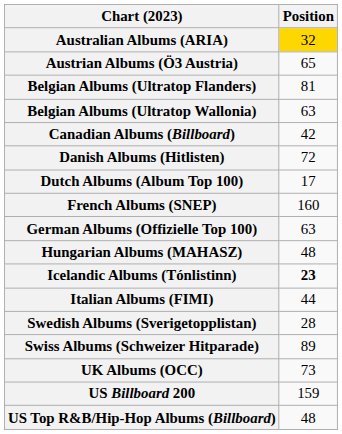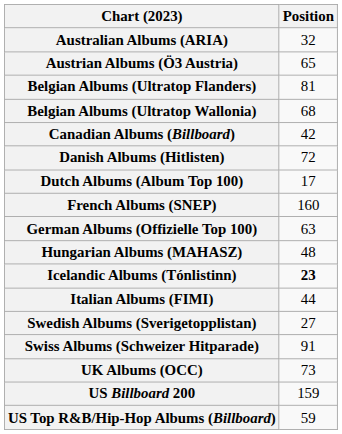(308, 39) gold background -> (308, 39) no background
(308, 110) 63 -> (308, 110) 68
(308, 323) 28 -> (308, 323) 27
(308, 346) 89 -> (308, 346) 91
(308, 417) 48 -> (308, 417) 59
